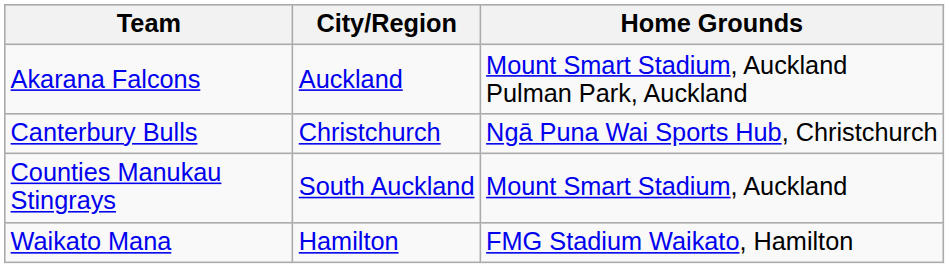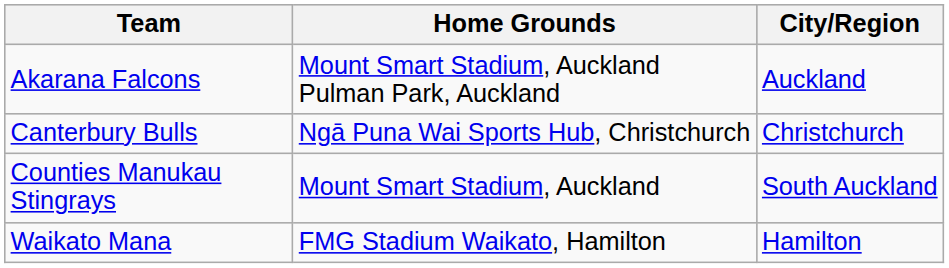columns swapped: (387, 24) <-> (712, 24)
